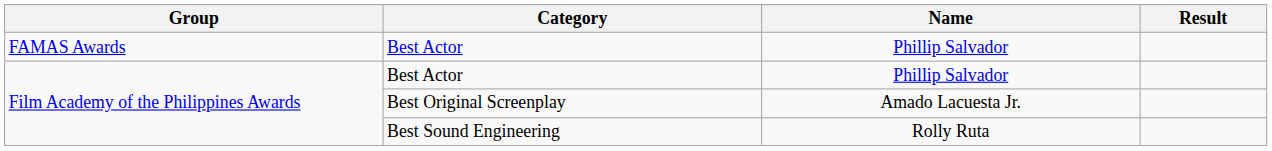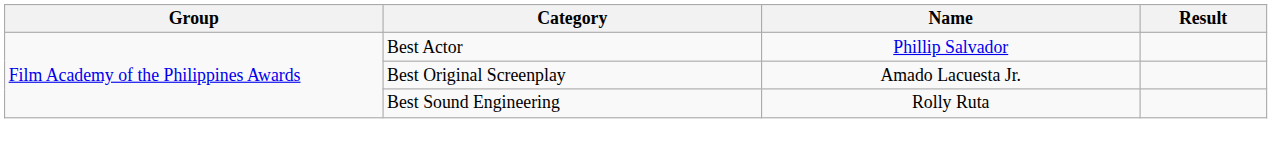- row: (67, 46)
